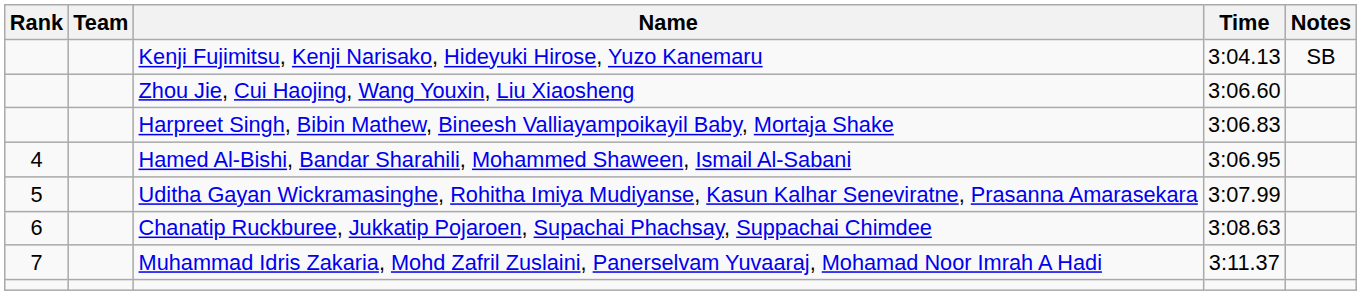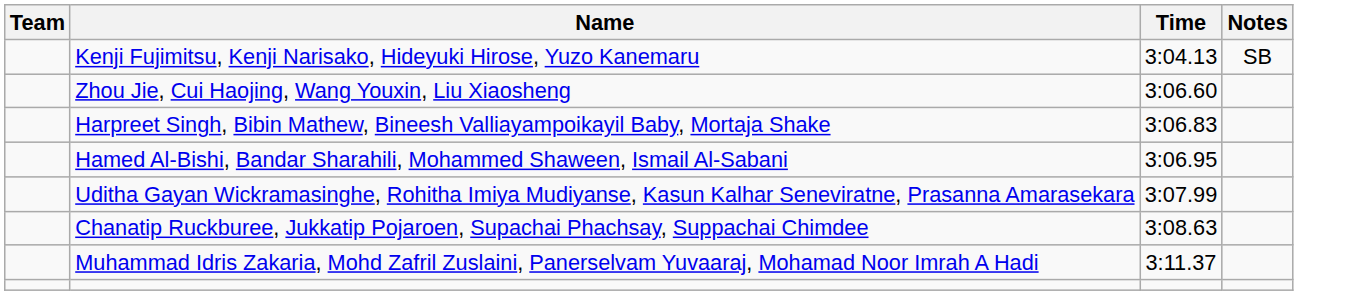- column: (36, 22)
